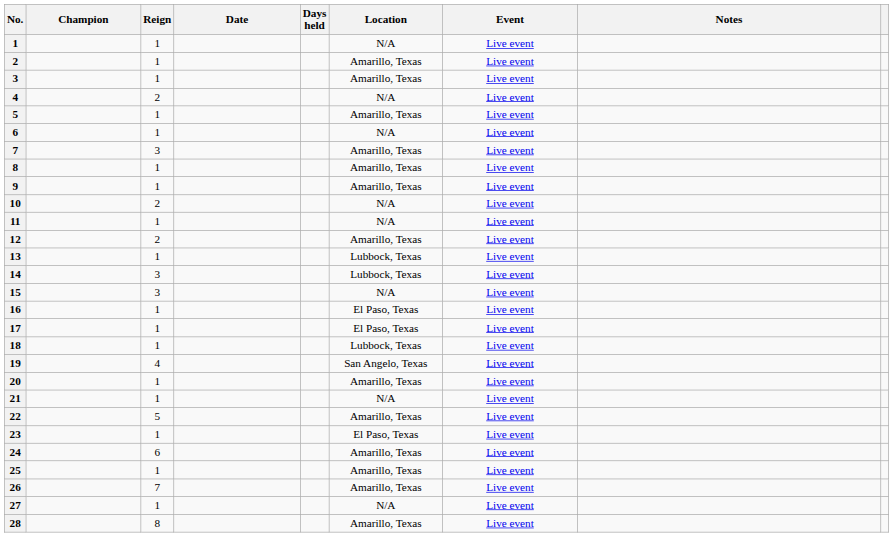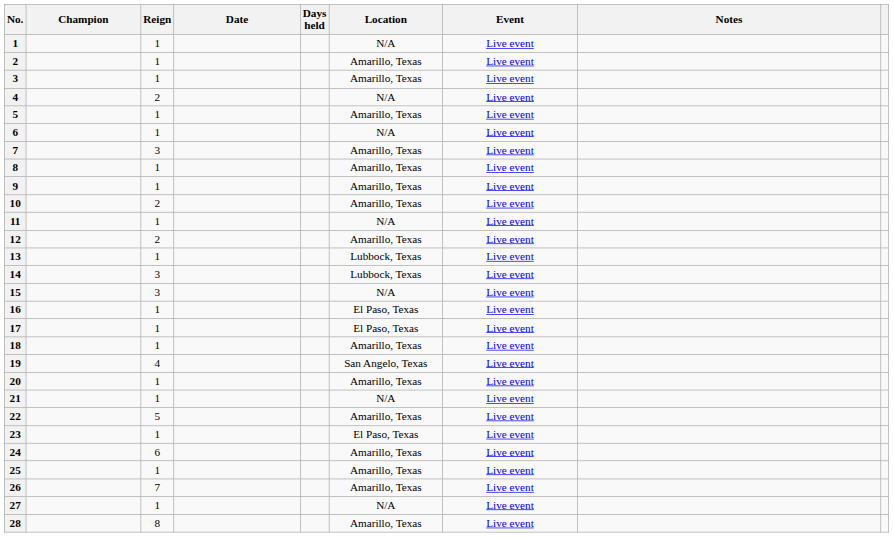(386, 203) N/A -> (386, 203) Amarillo, Texas
(386, 345) Lubbock, Texas -> (386, 345) Amarillo, Texas
